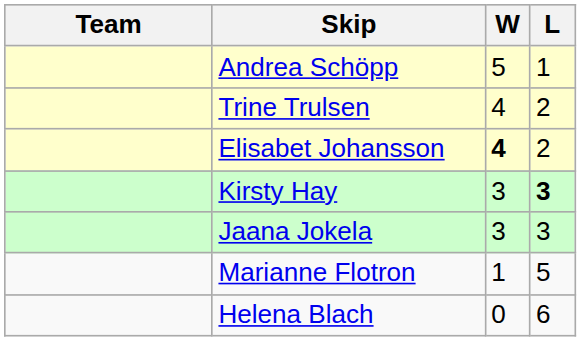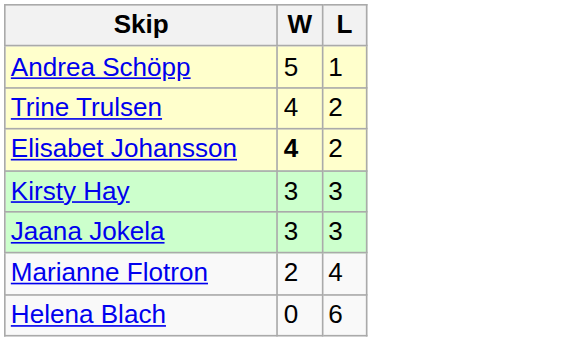- column: (109, 25)
(543, 190) bold -> (336, 190) normal
(499, 273) 1 -> (291, 273) 2
(543, 273) 5 -> (336, 273) 4
